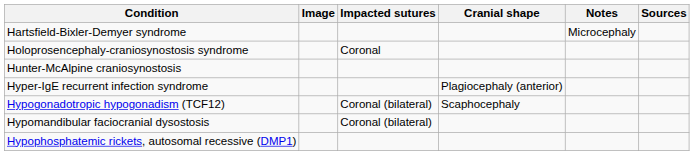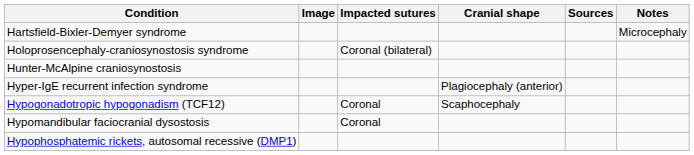columns swapped: (602, 13) <-> (664, 13)
(361, 50) Coronal -> (386, 50) Coronal (bilateral)
(386, 104) Coronal (bilateral) -> (361, 104) Coronal
(386, 123) Coronal (bilateral) -> (361, 123) Coronal
